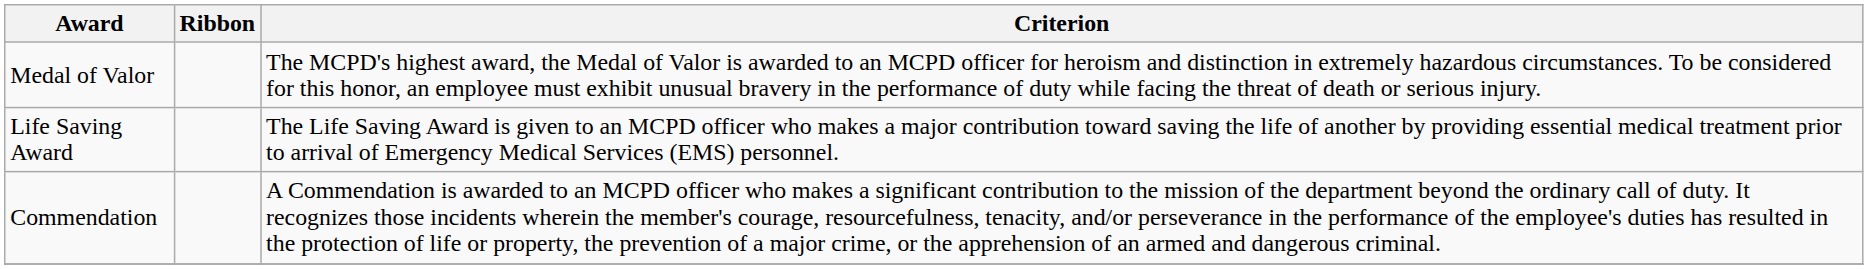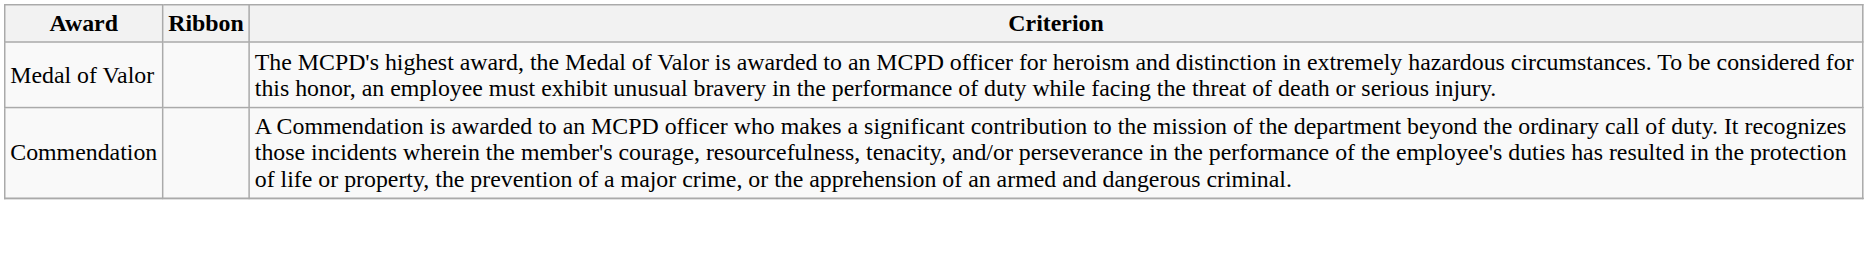- row: (66, 139)
